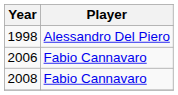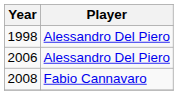(95, 57) Fabio Cannavaro -> (107, 57) Alessandro Del Piero
